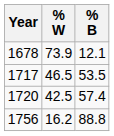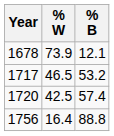(92, 75) 53.5 -> (92, 75) 53.2
(59, 119) 16.2 -> (59, 119) 16.4
